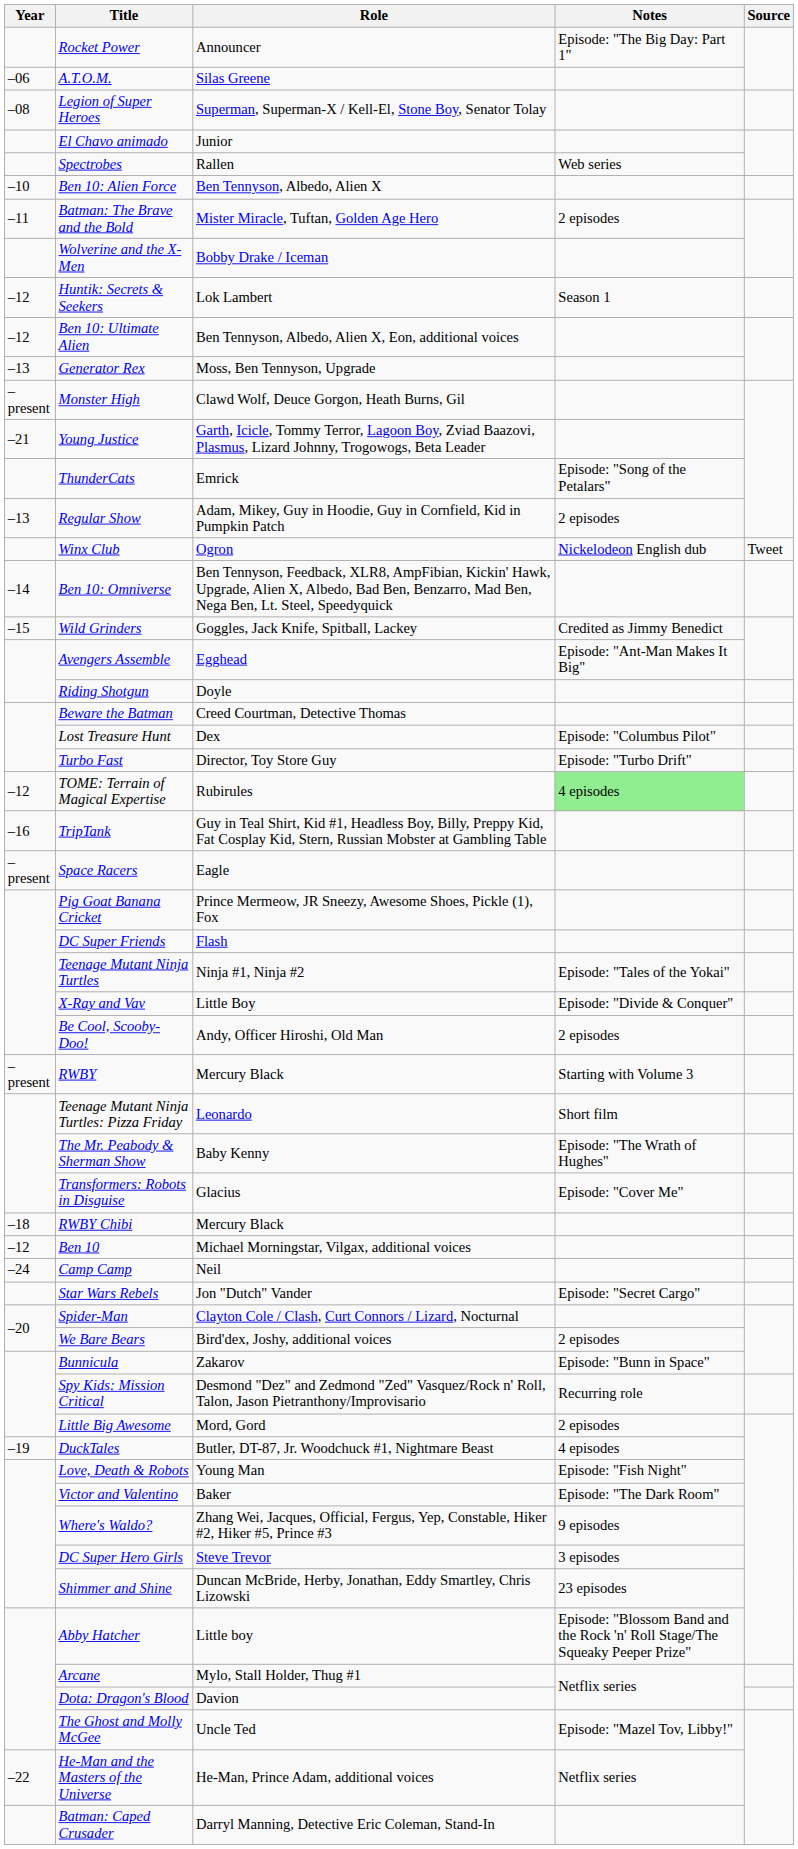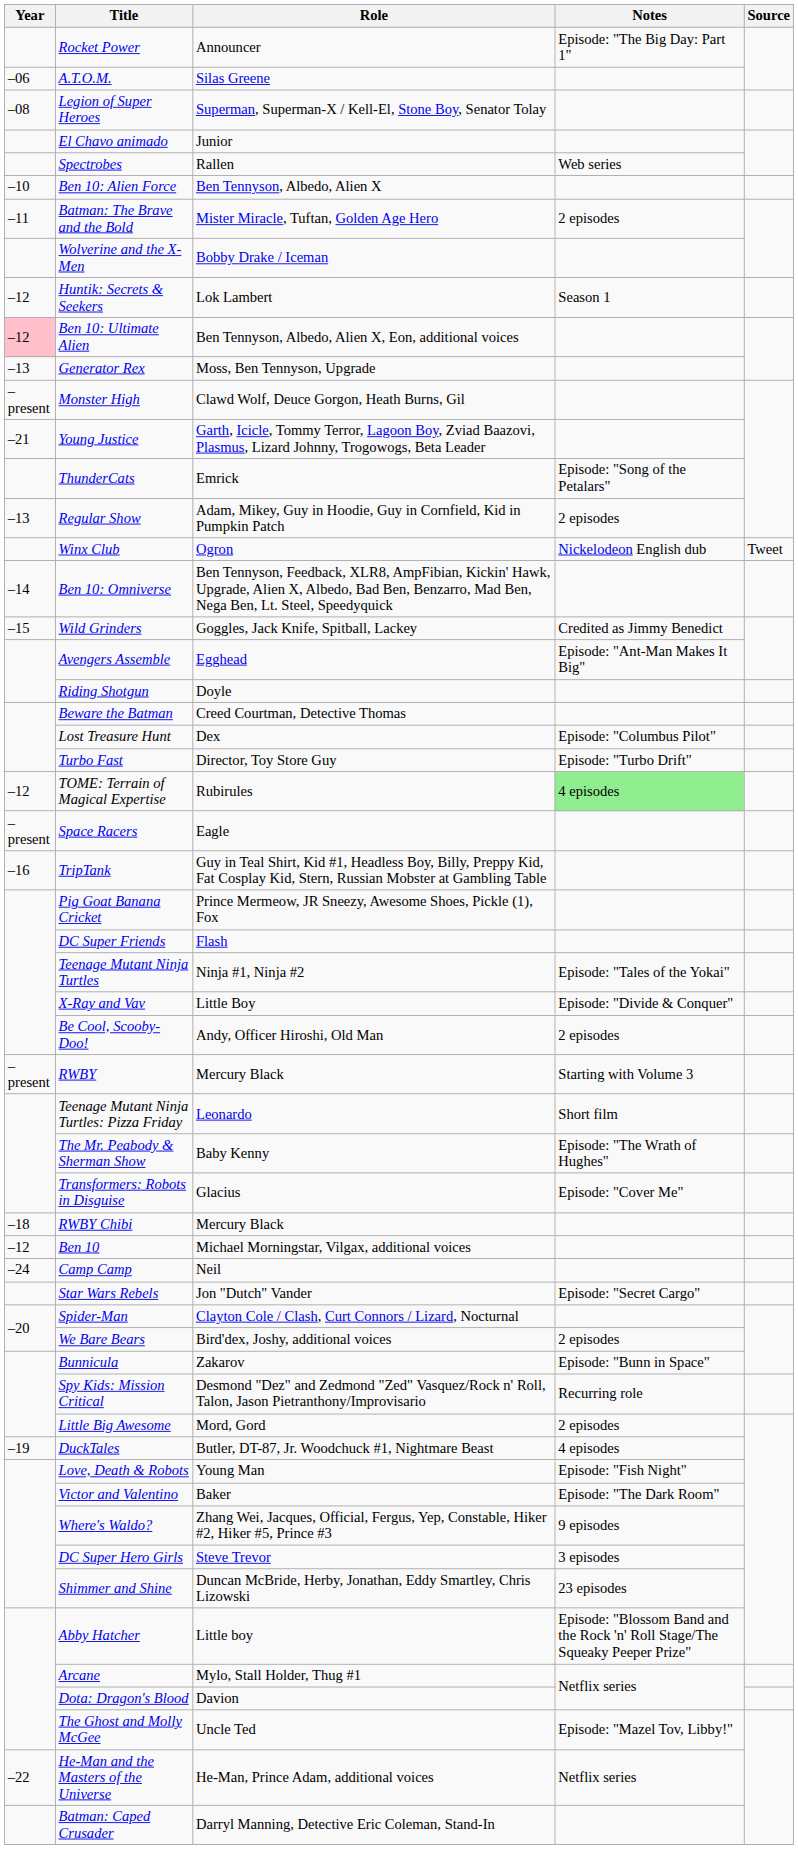(19, 337) no background -> (19, 337) pink background
rows swapped: (85, 830) <-> (98, 870)
